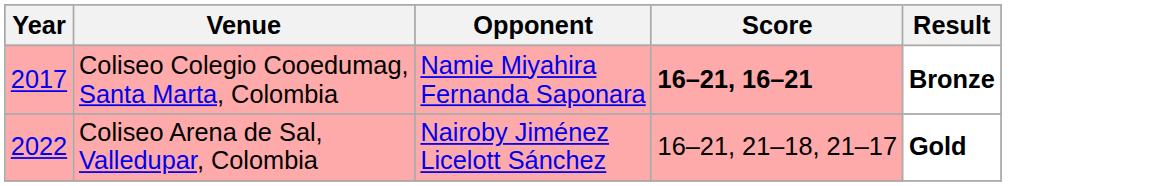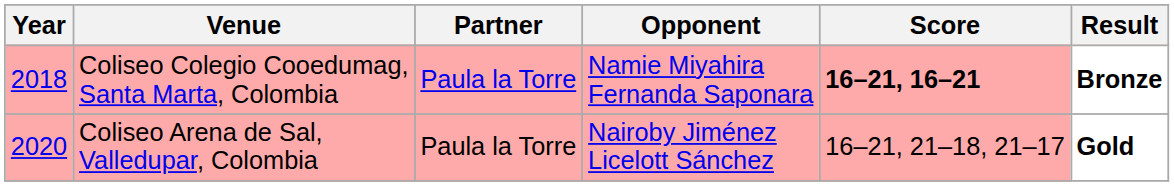+ column: (498, 25)
(39, 79) 2017 -> (39, 79) 2018
(39, 148) 2022 -> (39, 148) 2020
